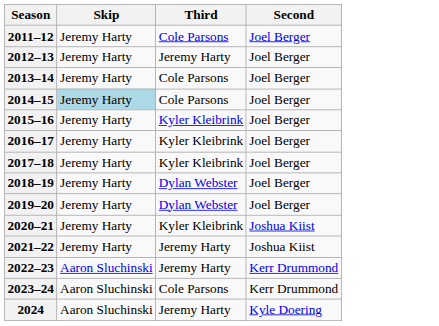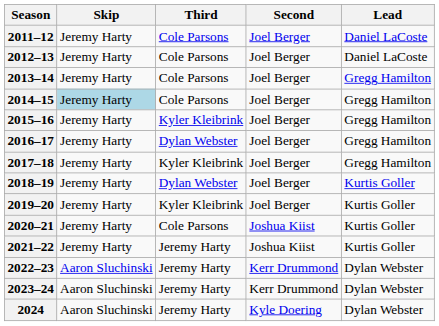+ column: (388, 15)
(195, 57) Jeremy Harty -> (194, 57) Cole Parsons
(201, 141) Kyler Kleibrink -> (198, 141) Dylan Webster
(198, 204) Dylan Webster -> (201, 204) Kyler Kleibrink
(201, 225) Kyler Kleibrink -> (194, 225) Cole Parsons
(194, 288) Cole Parsons -> (195, 288) Jeremy Harty
